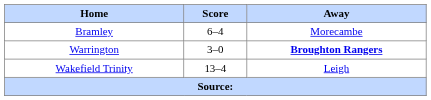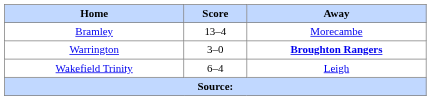(215, 31) 6–4 -> (215, 31) 13–4
(215, 68) 13–4 -> (215, 68) 6–4
